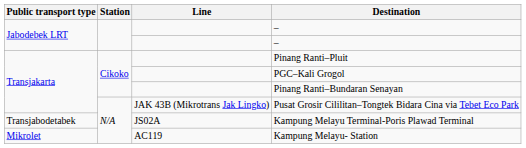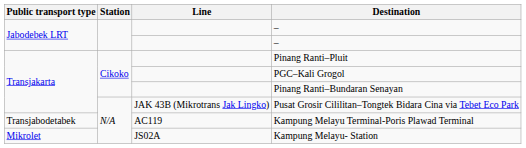(147, 120) JS02A -> (148, 120) AC119
(148, 136) AC119 -> (147, 136) JS02A
